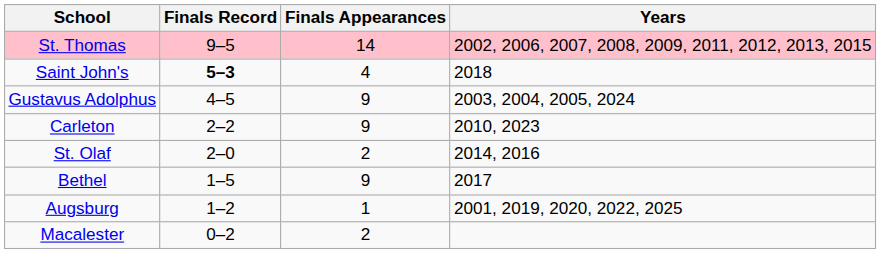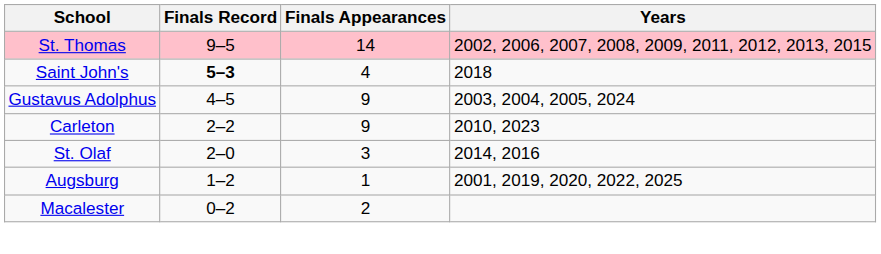(366, 153) 2 -> (366, 153) 3
- row: (82, 180)
